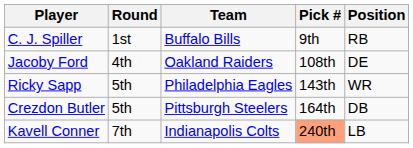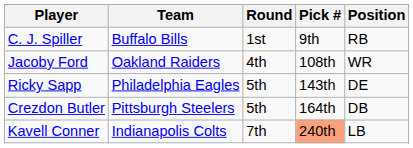columns swapped: (228, 16) <-> (135, 16)
(358, 62) DE -> (360, 62) WR
(360, 85) WR -> (358, 85) DE
